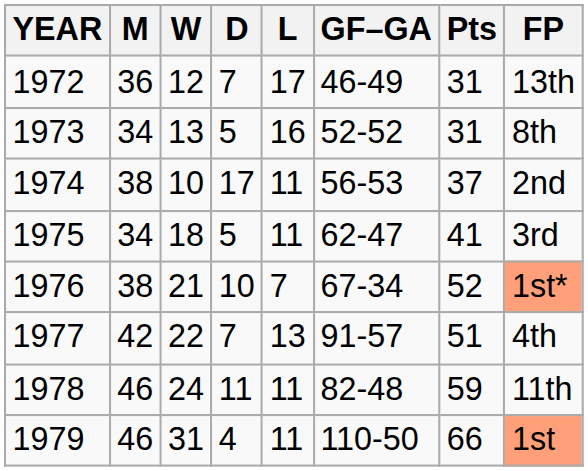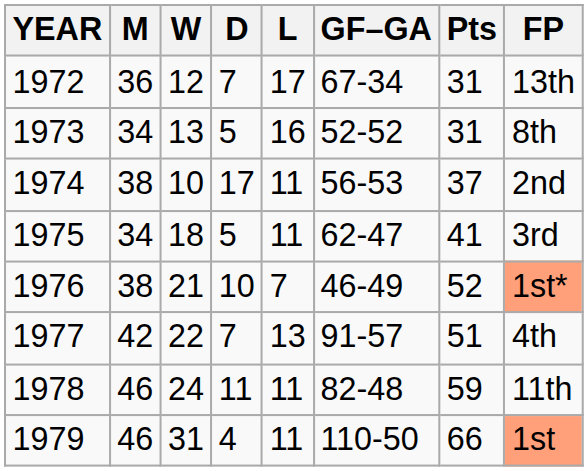(362, 81) 46-49 -> (362, 81) 67-34
(362, 286) 67-34 -> (362, 286) 46-49
